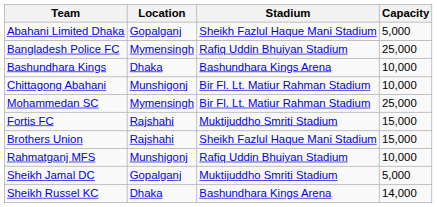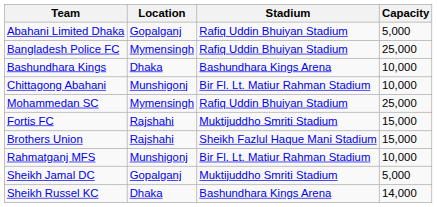(288, 31) Sheikh Fazlul Haque Mani Stadium -> (274, 31) Rafiq Uddin Bhuiyan Stadium
(285, 103) Bir Fl. Lt. Matiur Rahman Stadium -> (274, 103) Rafiq Uddin Bhuiyan Stadium
(274, 157) Rafiq Uddin Bhuiyan Stadium -> (285, 157) Bir Fl. Lt. Matiur Rahman Stadium
